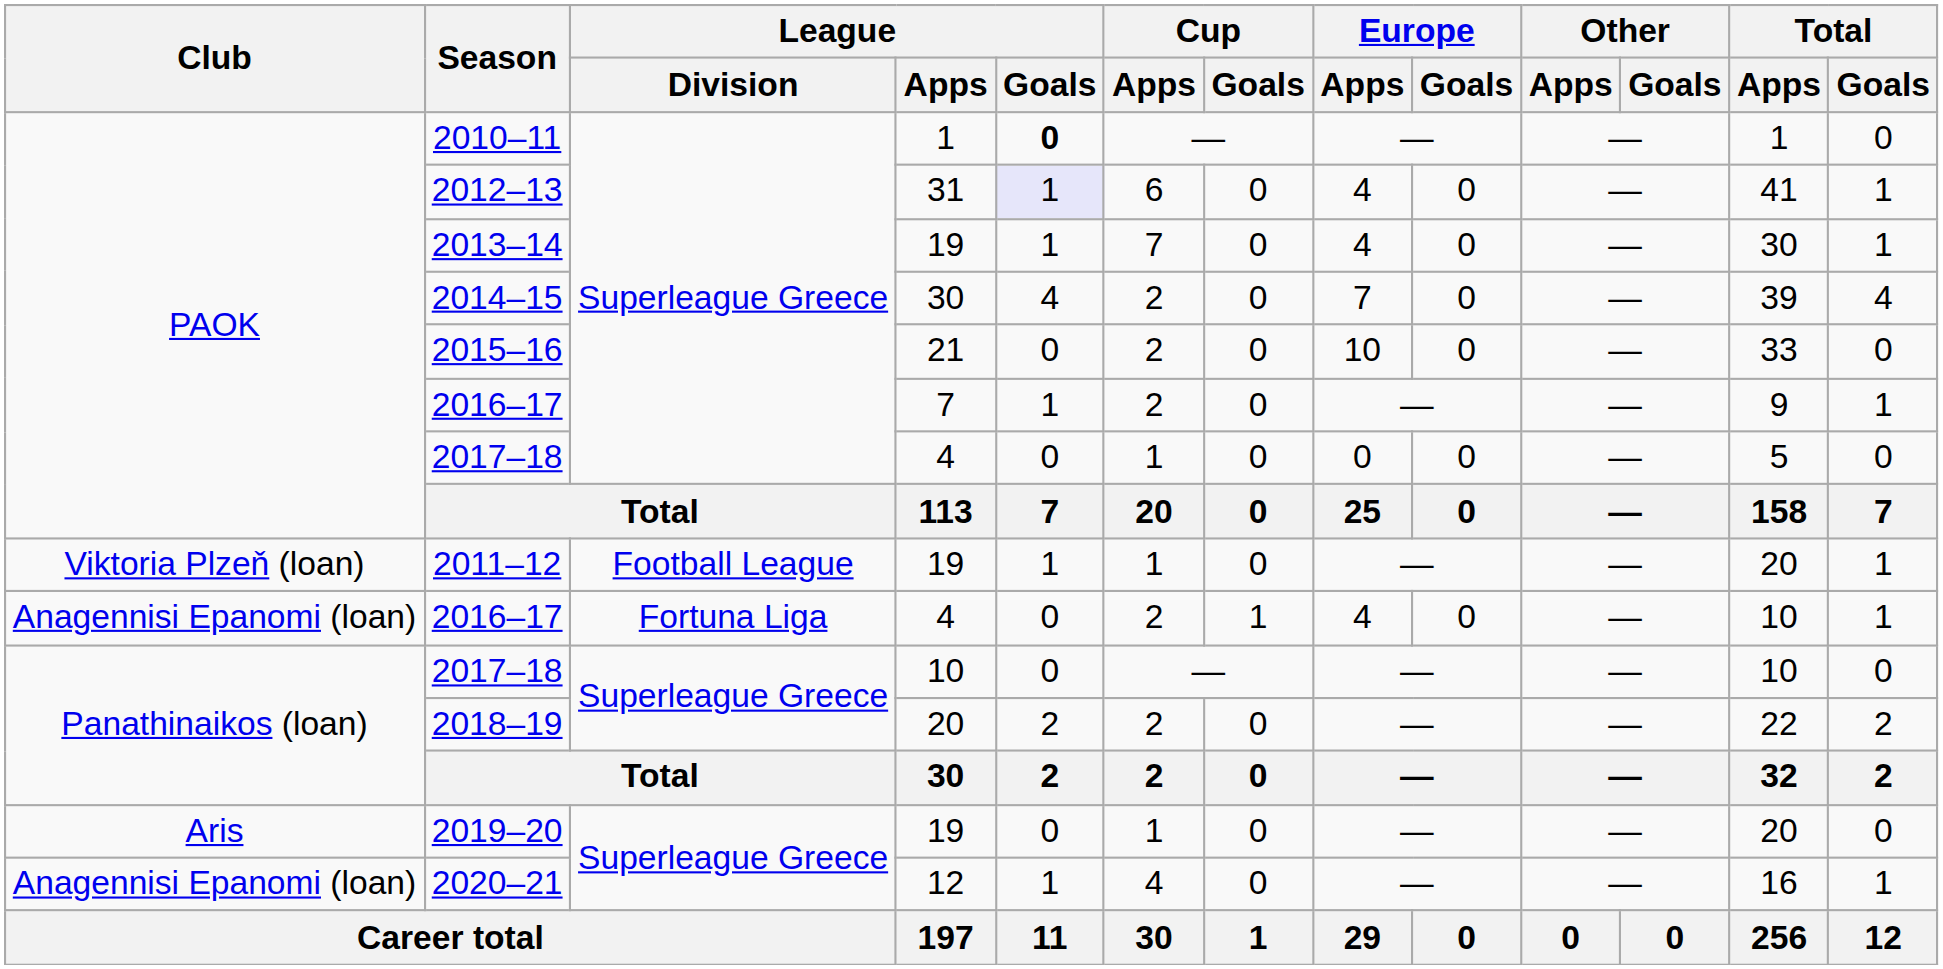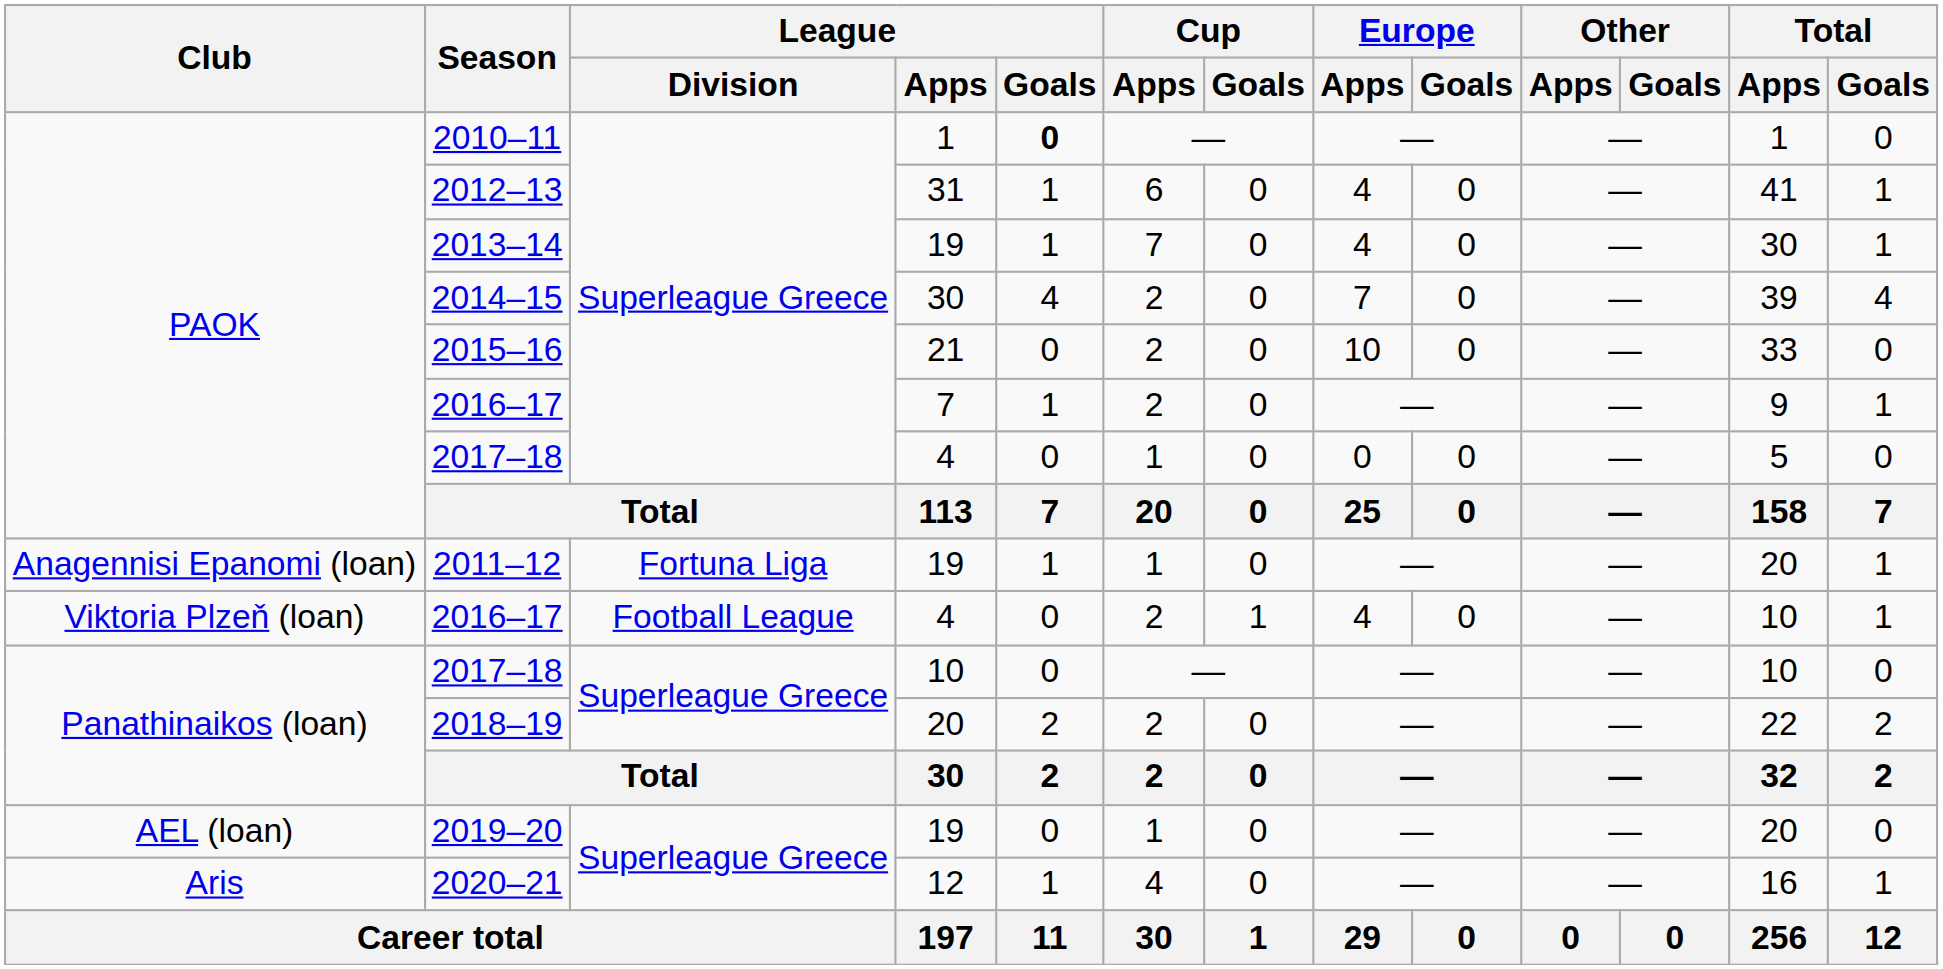(1050, 191) lavender background -> (1050, 191) no background
(215, 564) Viktoria Plzeň (loan) -> (215, 564) Anagennisi Epanomi (loan)
(733, 564) Football League -> (733, 564) Fortuna Liga
(215, 617) Anagennisi Epanomi (loan) -> (215, 617) Viktoria Plzeň (loan)
(733, 617) Fortuna Liga -> (733, 617) Football League
(215, 830) Aris -> (215, 830) AEL (loan)
(215, 883) Anagennisi Epanomi (loan) -> (215, 883) Aris
